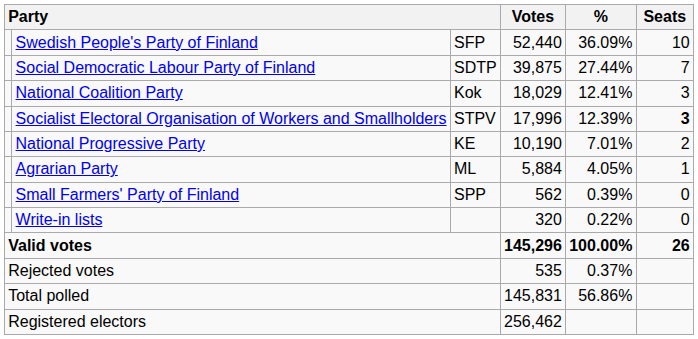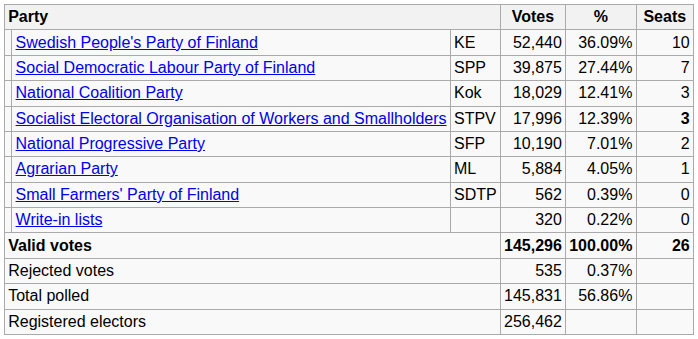(470, 42) SFP -> (465, 42) KE
(475, 67) SDTP -> (470, 67) SPP
(465, 144) KE -> (470, 144) SFP
(470, 194) SPP -> (475, 194) SDTP
